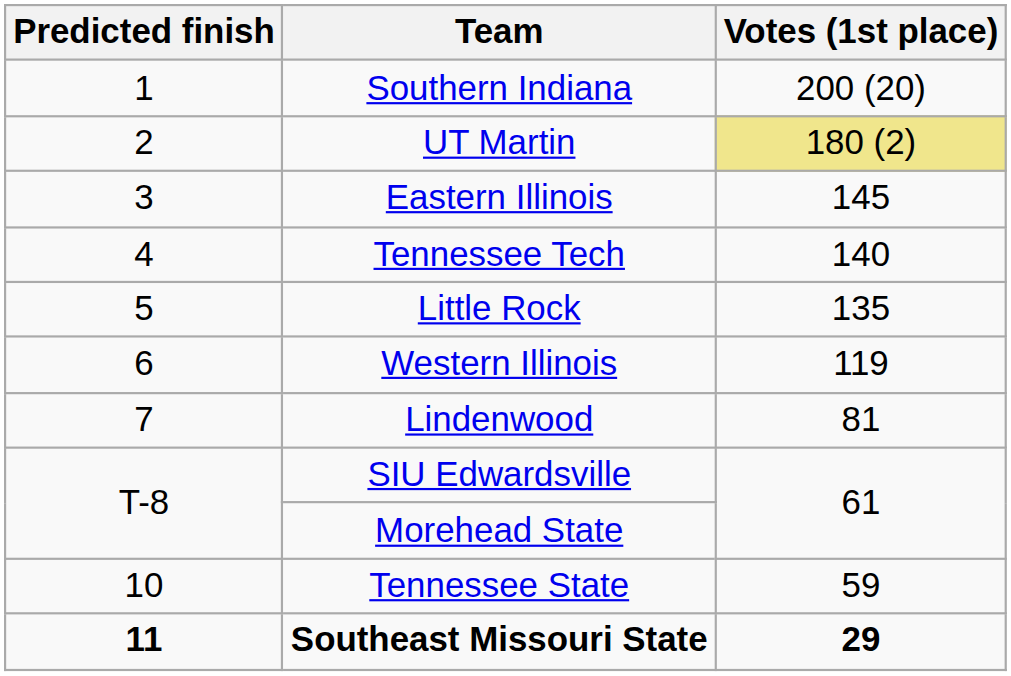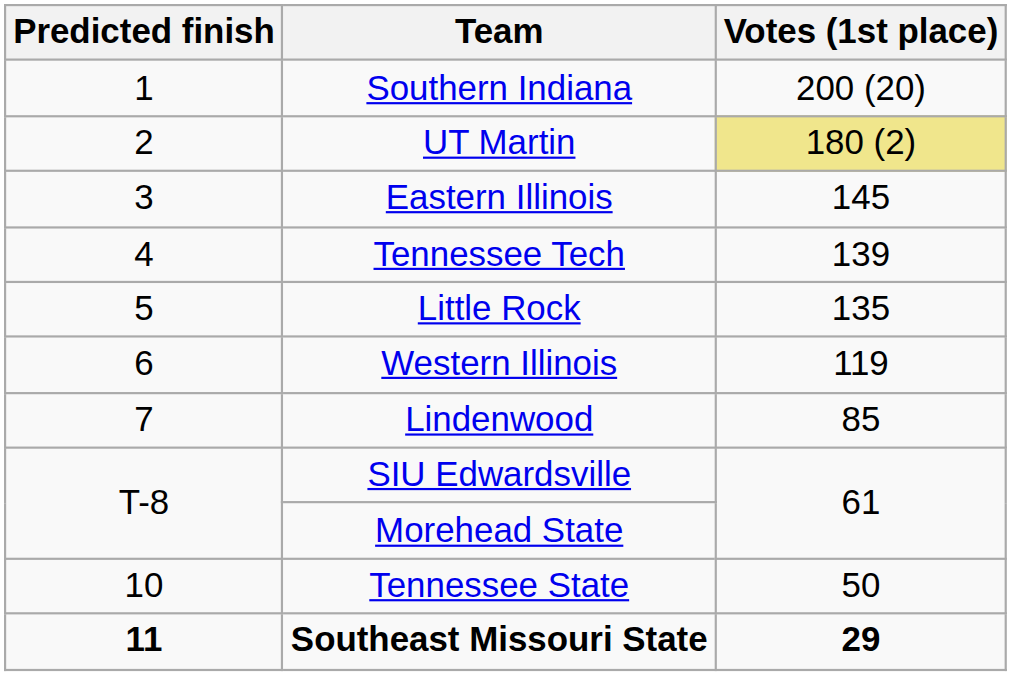(861, 253) 140 -> (861, 253) 139
(861, 419) 81 -> (861, 419) 85
(861, 585) 59 -> (861, 585) 50
